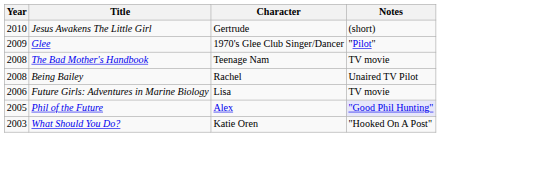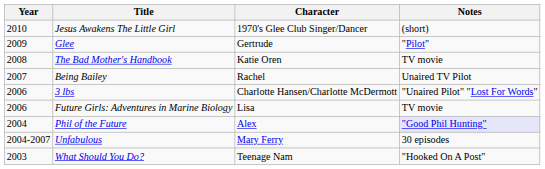(231, 28) Gertrude -> (302, 28) 1970's Glee Club Singer/Dancer
(279, 44) 1970's Glee Club Singer/Dancer -> (255, 44) Gertrude
(241, 60) Teenage Nam -> (259, 60) Katie Oren
(17, 76) 2008 -> (17, 76) 2007
+ row: (65, 92)
(17, 108) 2005 -> (17, 124) 2004
+ row: (78, 140)
(236, 124) Katie Oren -> (265, 156) Teenage Nam
